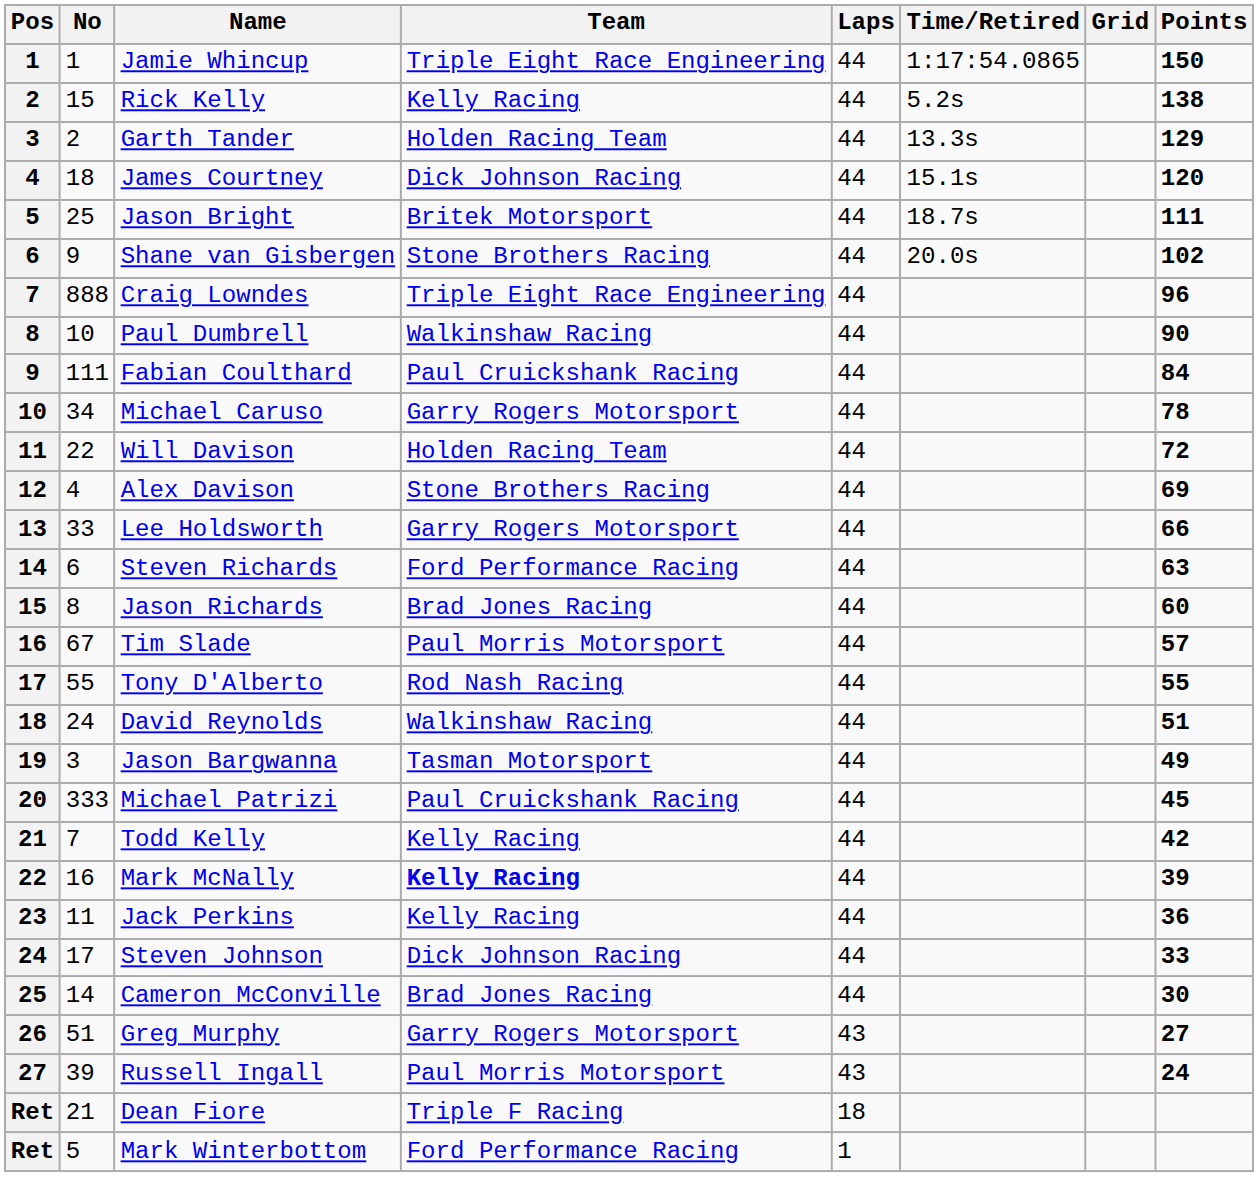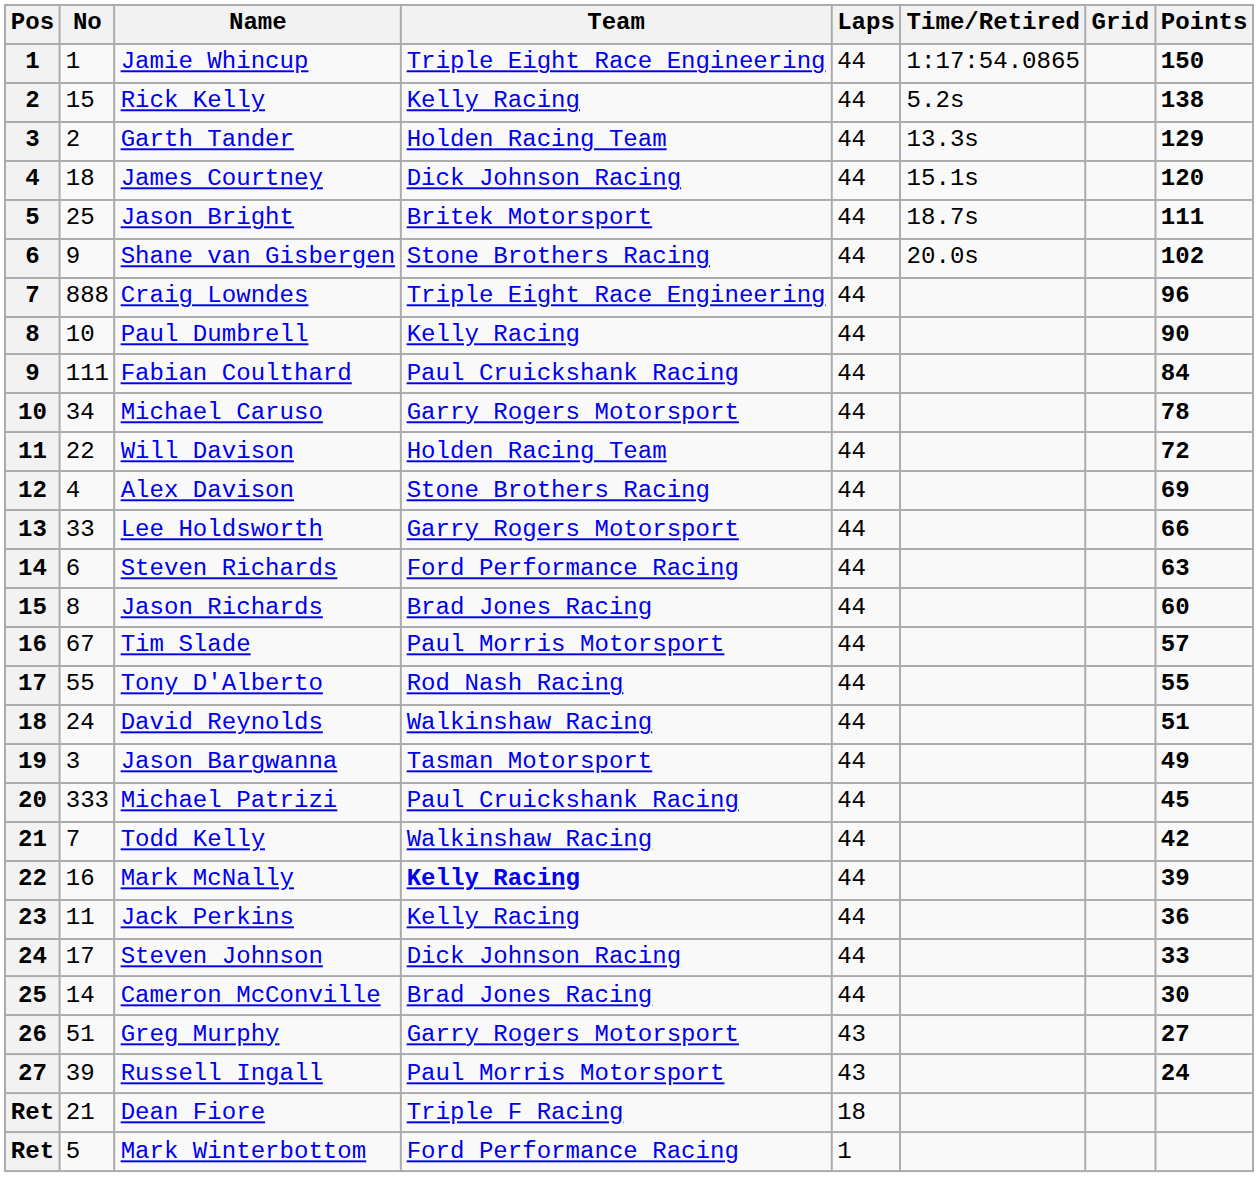(529, 336) Walkinshaw Racing -> (493, 336) Kelly Racing
(493, 841) Kelly Racing -> (529, 841) Walkinshaw Racing
